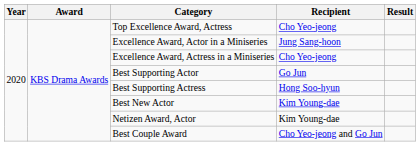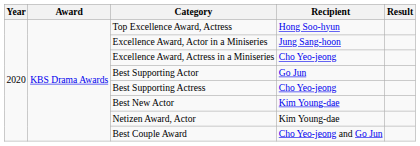(308, 27) Cho Yeo-jeong -> (309, 27) Hong Soo-hyun
(309, 88) Hong Soo-hyun -> (308, 88) Cho Yeo-jeong
